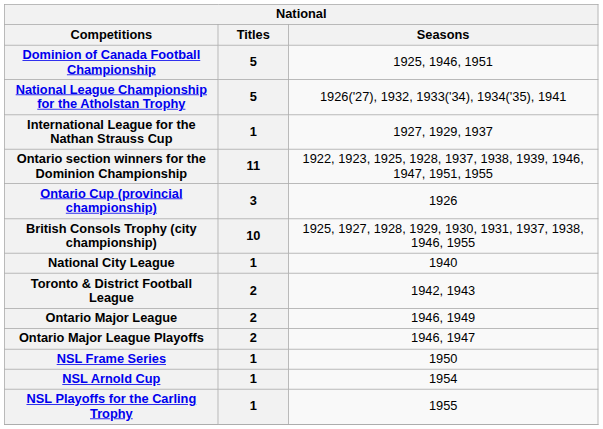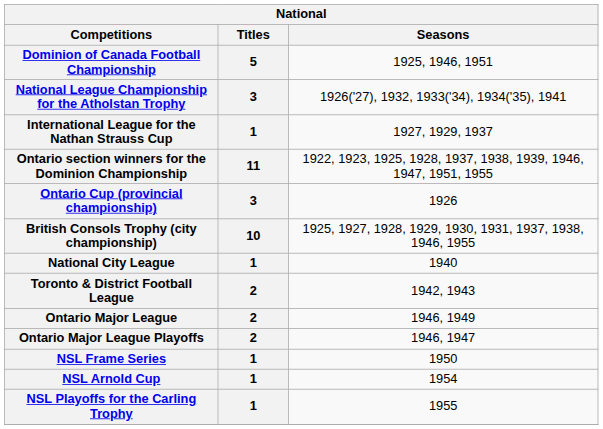(253, 97) 5 -> (253, 97) 3
